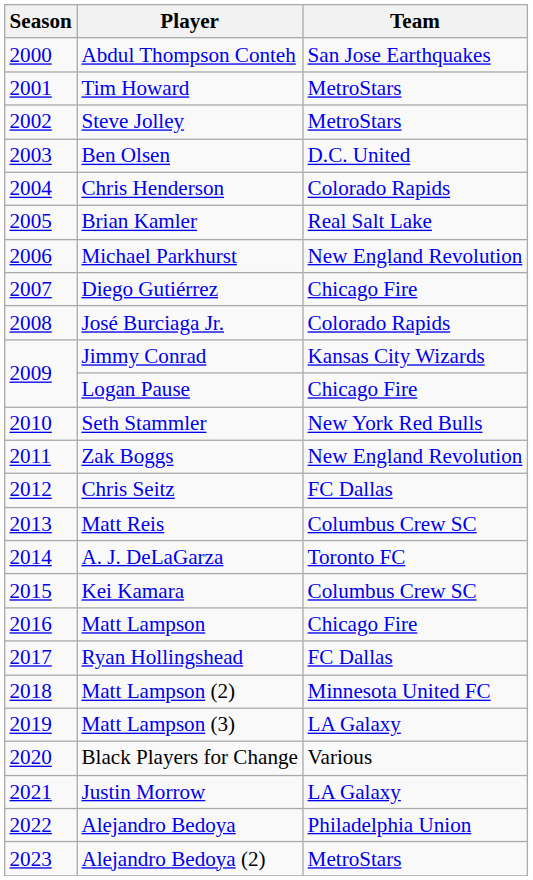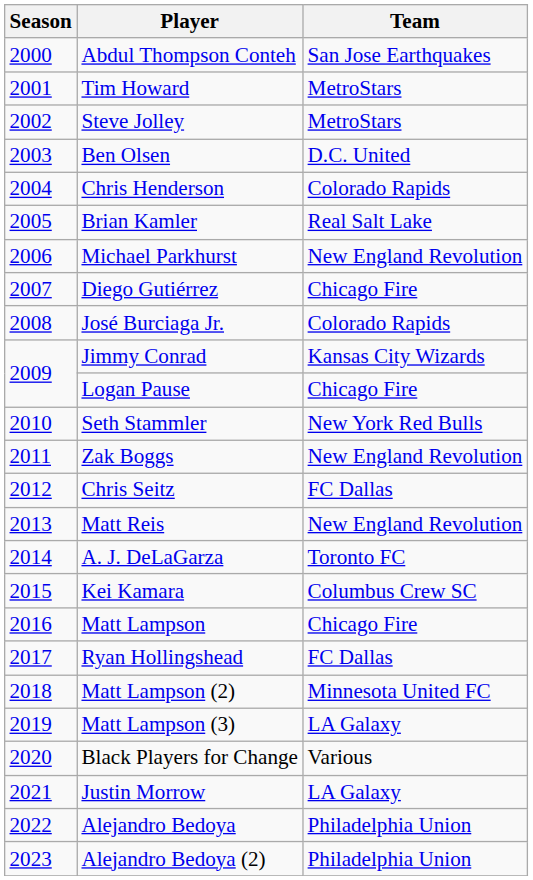(392, 523) Columbus Crew SC -> (415, 523) New England Revolution
(355, 858) MetroStars -> (389, 858) Philadelphia Union
